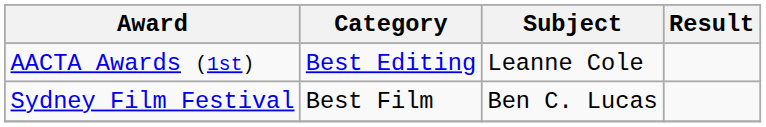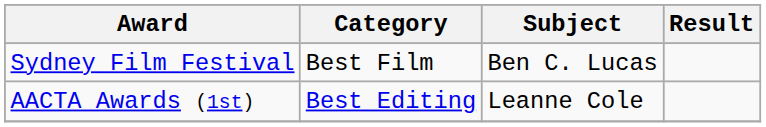rows swapped: (132, 63) <-> (153, 101)
